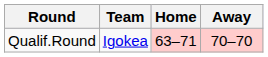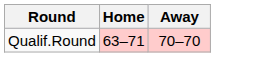- column: (125, 17)
